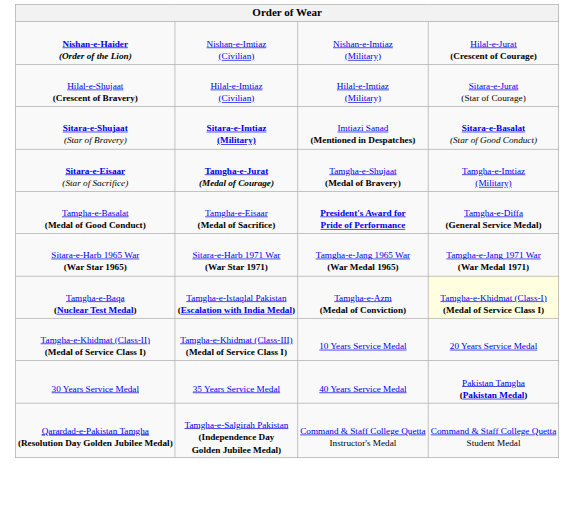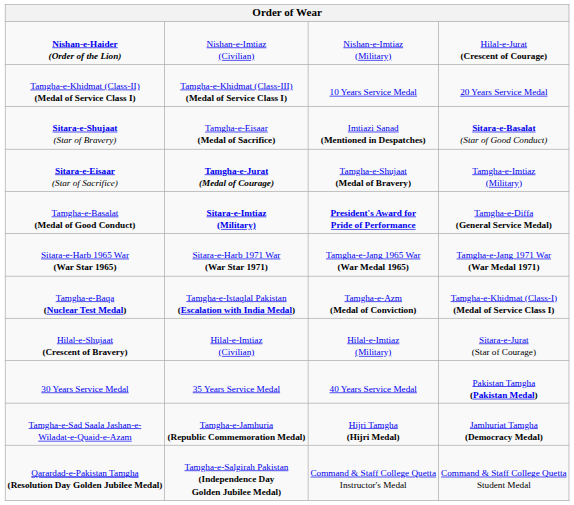rows swapped: (95, 91) <-> (95, 346)
(236, 134) Sitara-e-Imtiaz (Military) -> (236, 134) Tamgha-e-Eisaar (Medal of Sacrifice)
(236, 219) Tamgha-e-Eisaar (Medal of Sacrifice) -> (236, 218) Sitara-e-Imtiaz (Military)
(494, 304) lightyellow background -> (504, 304) no background
+ row: (85, 431)
